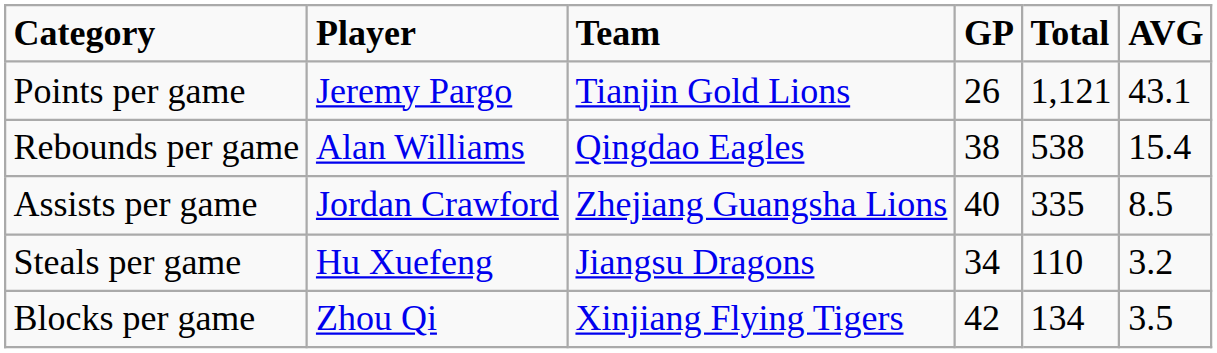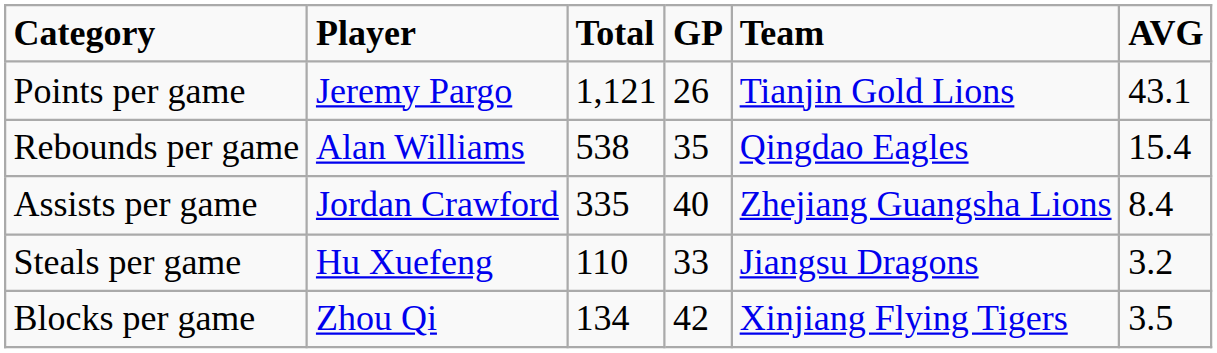columns swapped: (618, 33) <-> (1070, 33)
(982, 147) 38 -> (691, 147) 35
(1151, 204) 8.5 -> (1151, 204) 8.4
(982, 261) 34 -> (691, 261) 33
